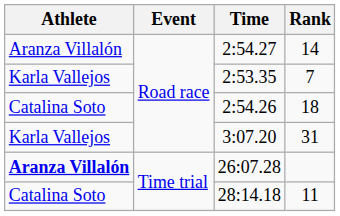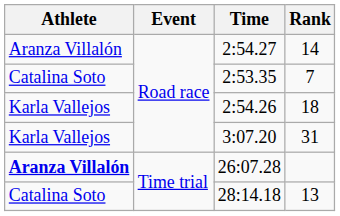(59, 78) Karla Vallejos -> (57, 78) Catalina Soto
(57, 107) Catalina Soto -> (59, 107) Karla Vallejos
(310, 196) 11 -> (310, 196) 13
